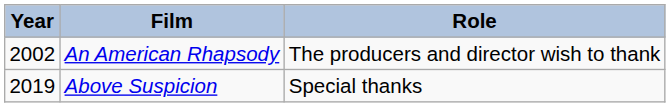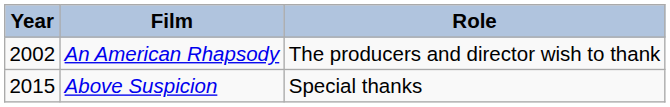(32, 86) 2019 -> (32, 86) 2015
